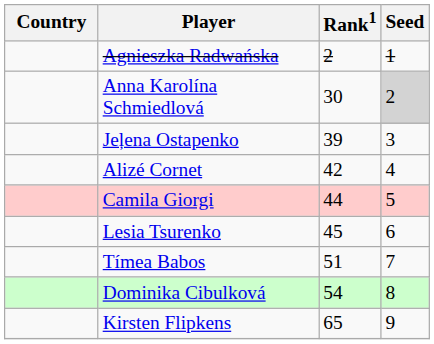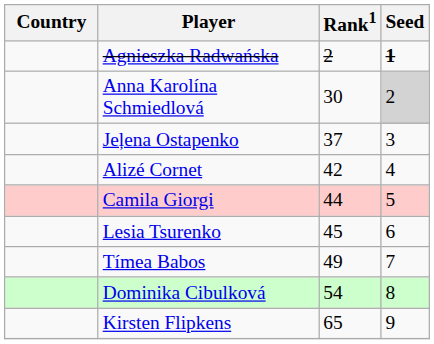(390, 55) normal -> (390, 55) bold
(333, 138) 39 -> (333, 138) 37
(333, 261) 51 -> (333, 261) 49
